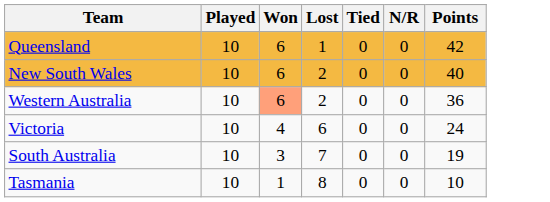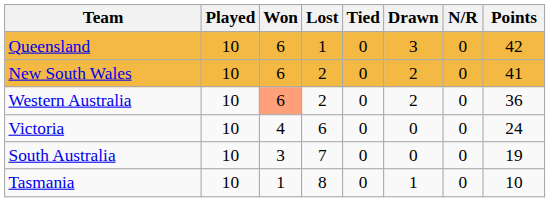+ column: (413, 18)
(455, 73) 40 -> (514, 73) 41
